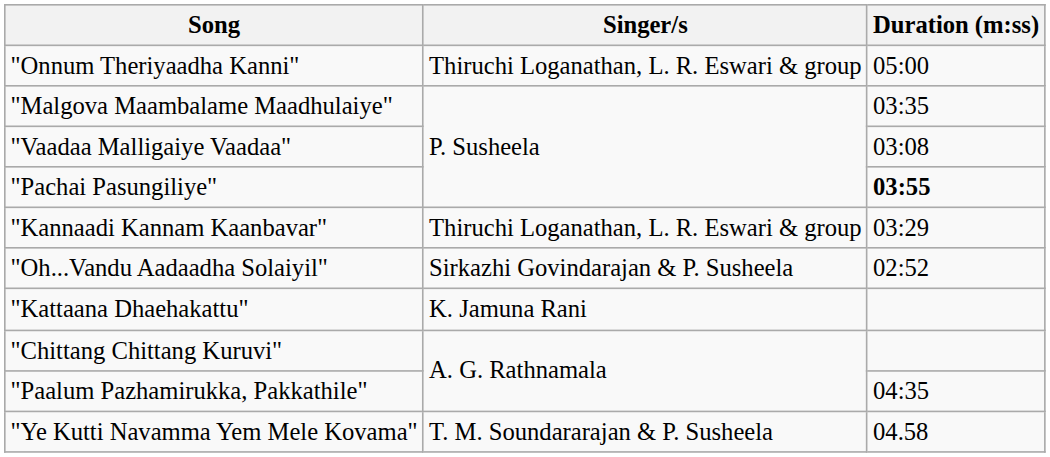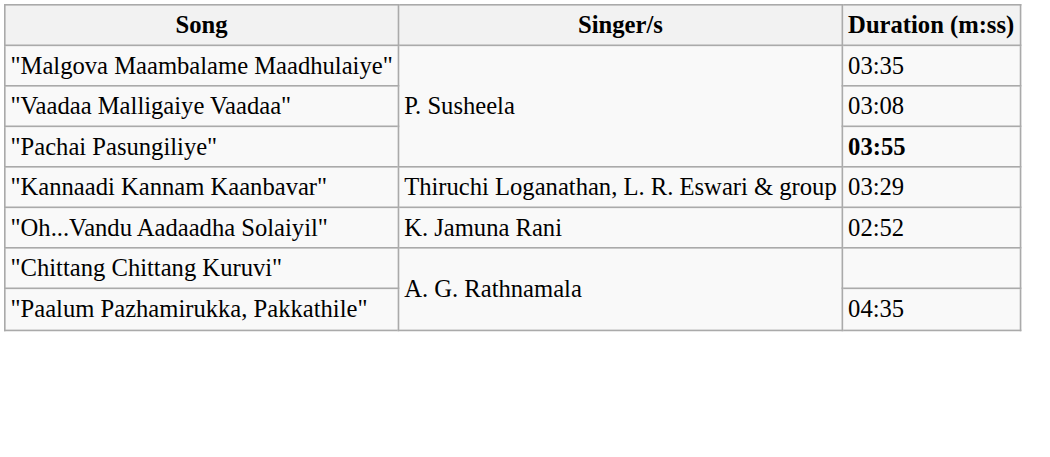- row: (155, 65)
(611, 268) Sirkazhi Govindarajan & P. Susheela -> (483, 227) K. Jamuna Rani
- row: (130, 309)
- row: (214, 431)
